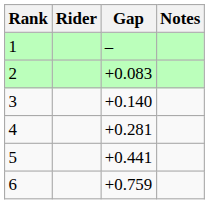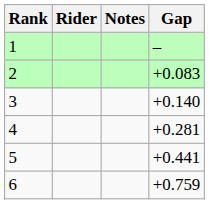columns swapped: (128, 18) <-> (180, 18)
